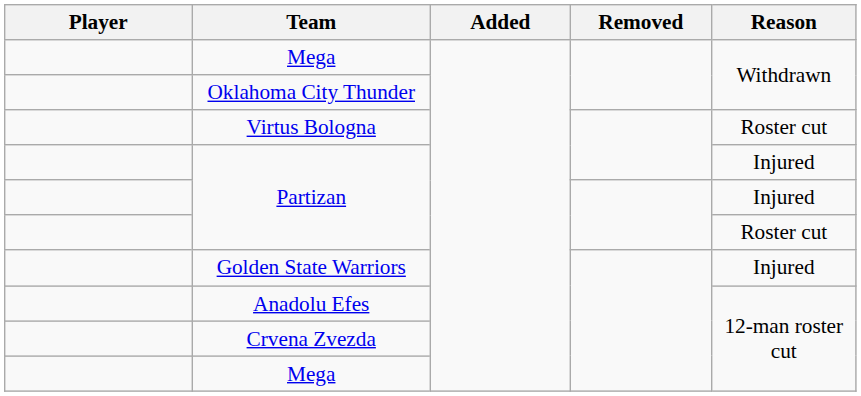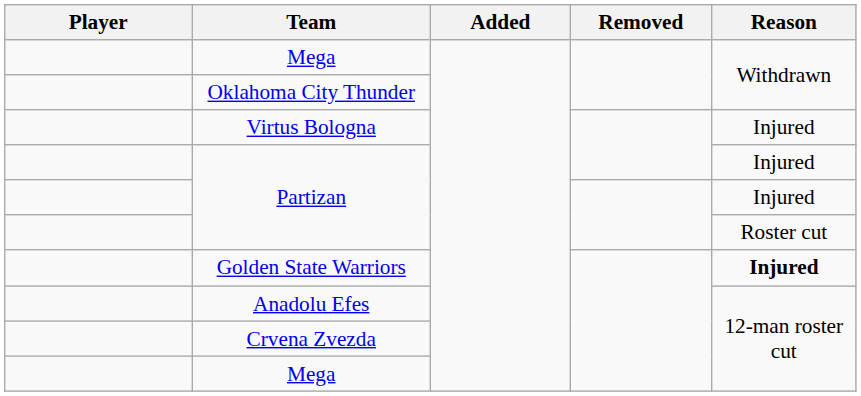(784, 127) Roster cut -> (784, 127) Injured
(784, 267) normal -> (784, 267) bold
